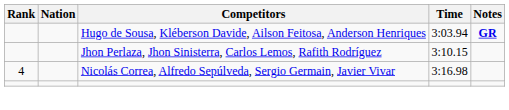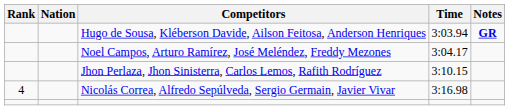+ row: (236, 52)
